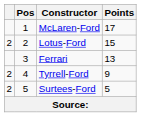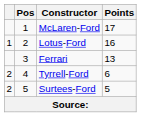(9, 43) 2 -> (9, 43) 1
(110, 43) 15 -> (110, 43) 16
(107, 74) 9 -> (107, 74) 6
